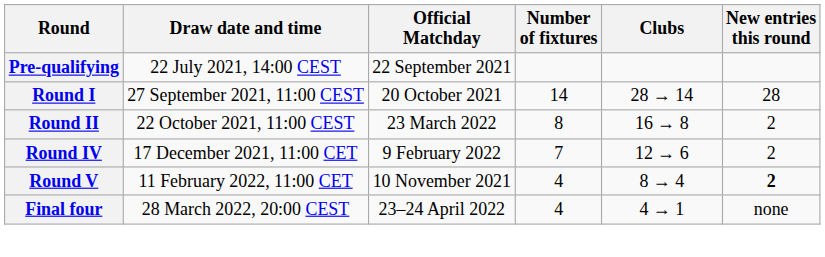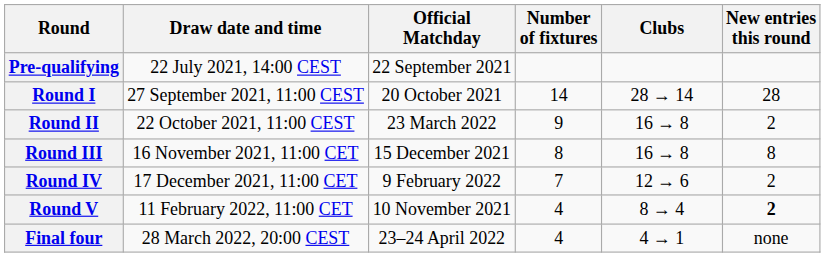(559, 124) 8 -> (559, 124) 9
+ row: (64, 152)
